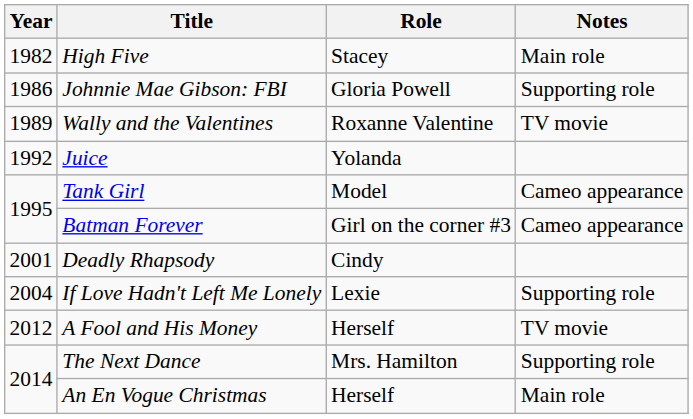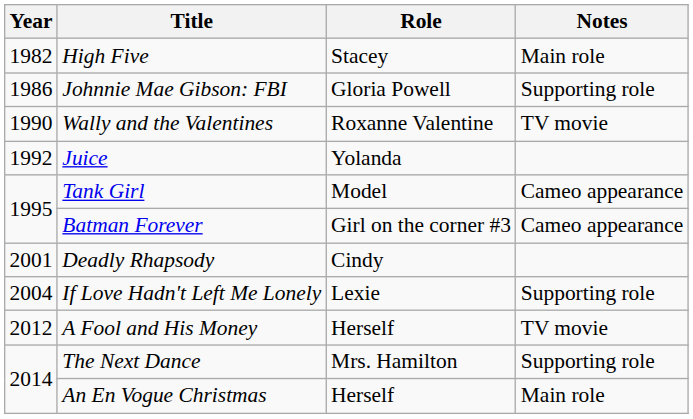(31, 123) 1989 -> (31, 123) 1990
